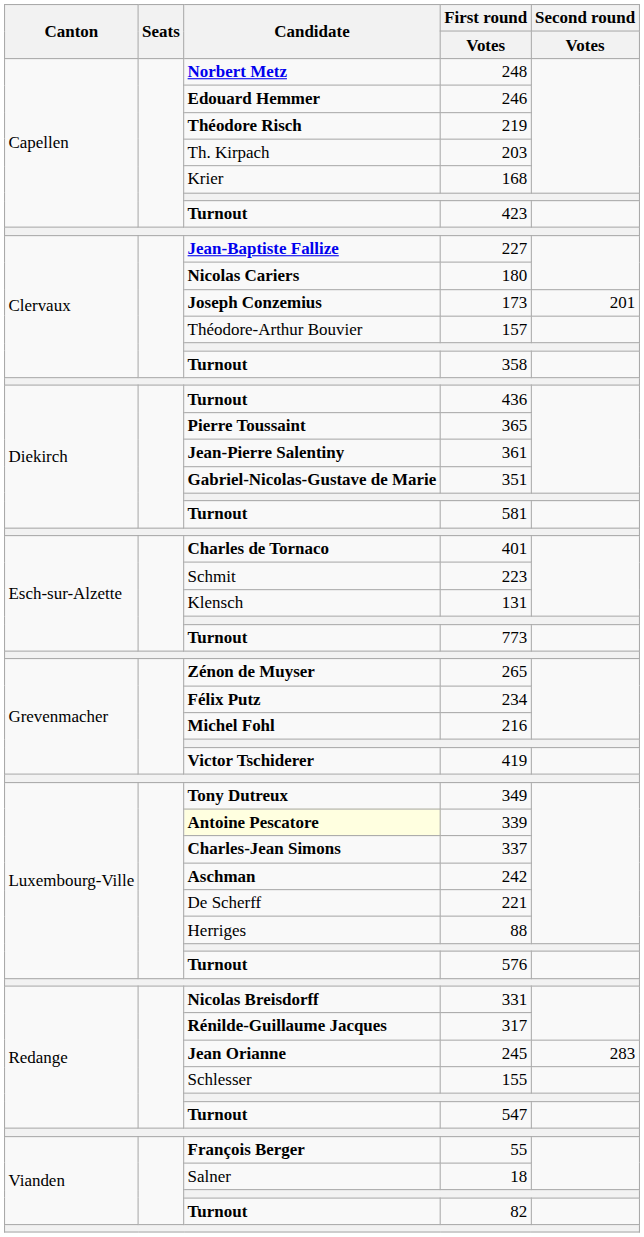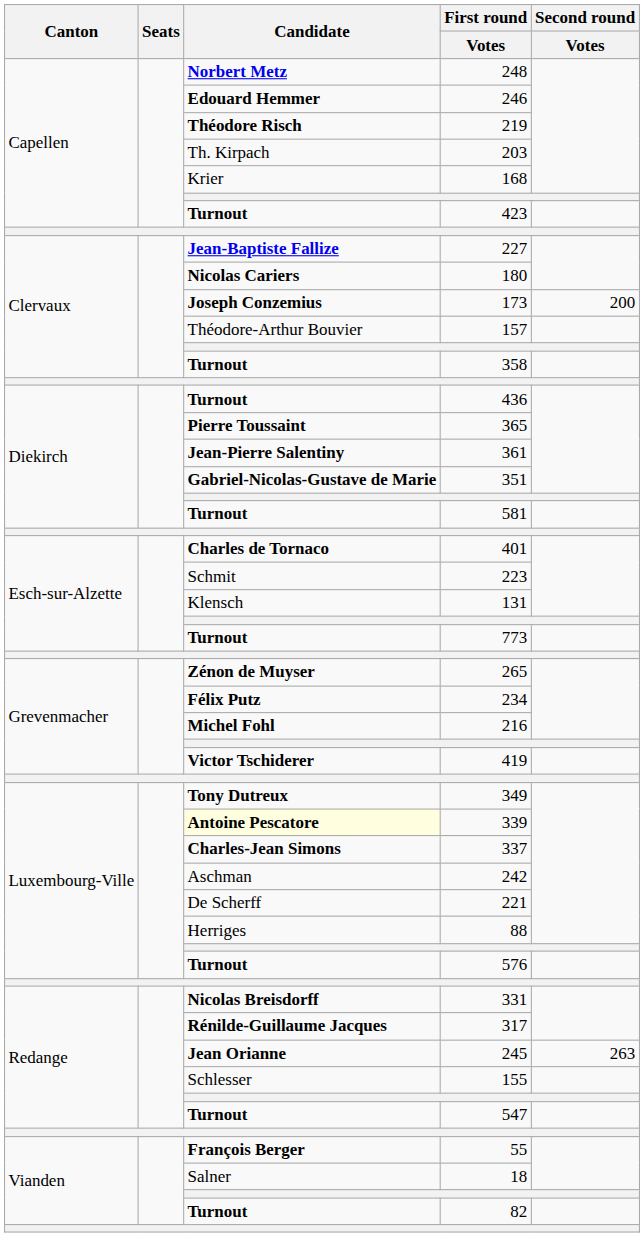(622, 302) 201 -> (622, 302) 200
(222, 876) bold -> (220, 876) normal
(622, 1053) 283 -> (622, 1053) 263
